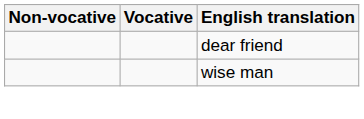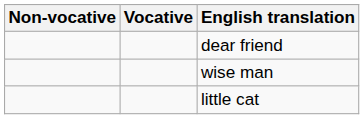+ row: (230, 99)
